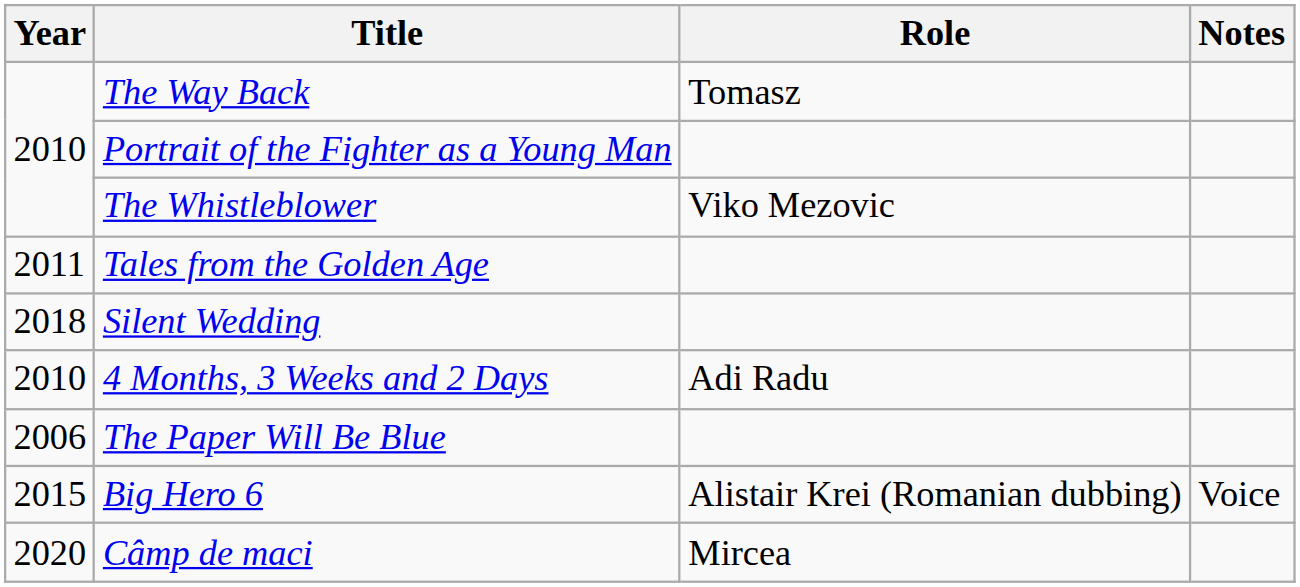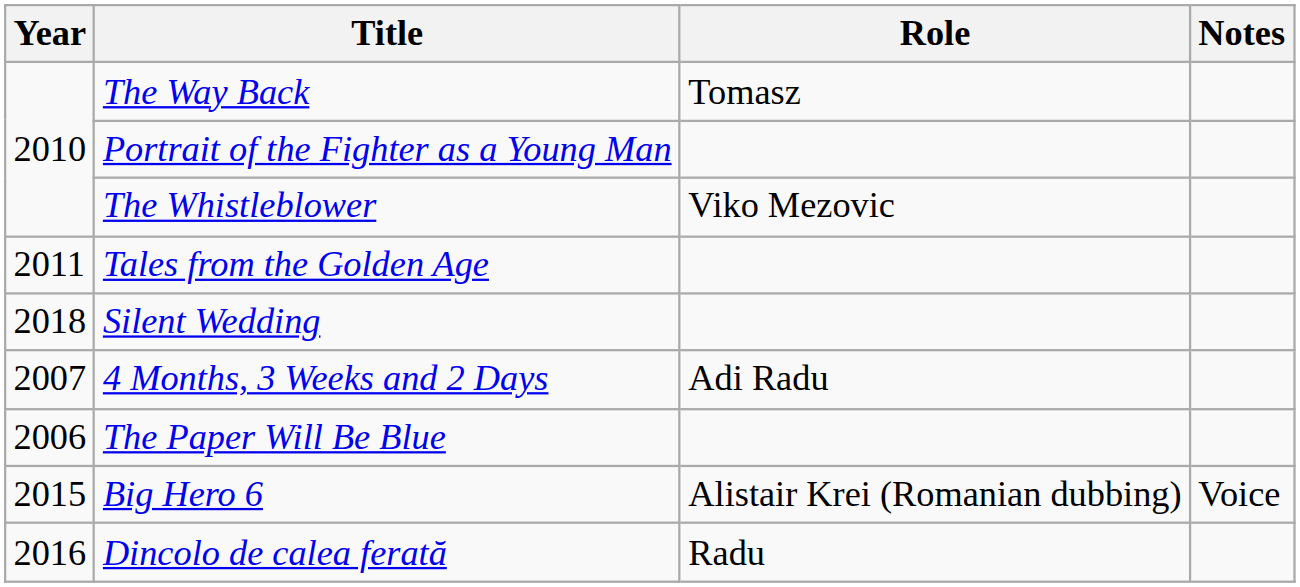(50, 378) 2010 -> (50, 378) 2007
+ row: (275, 551)
- row: (208, 551)
